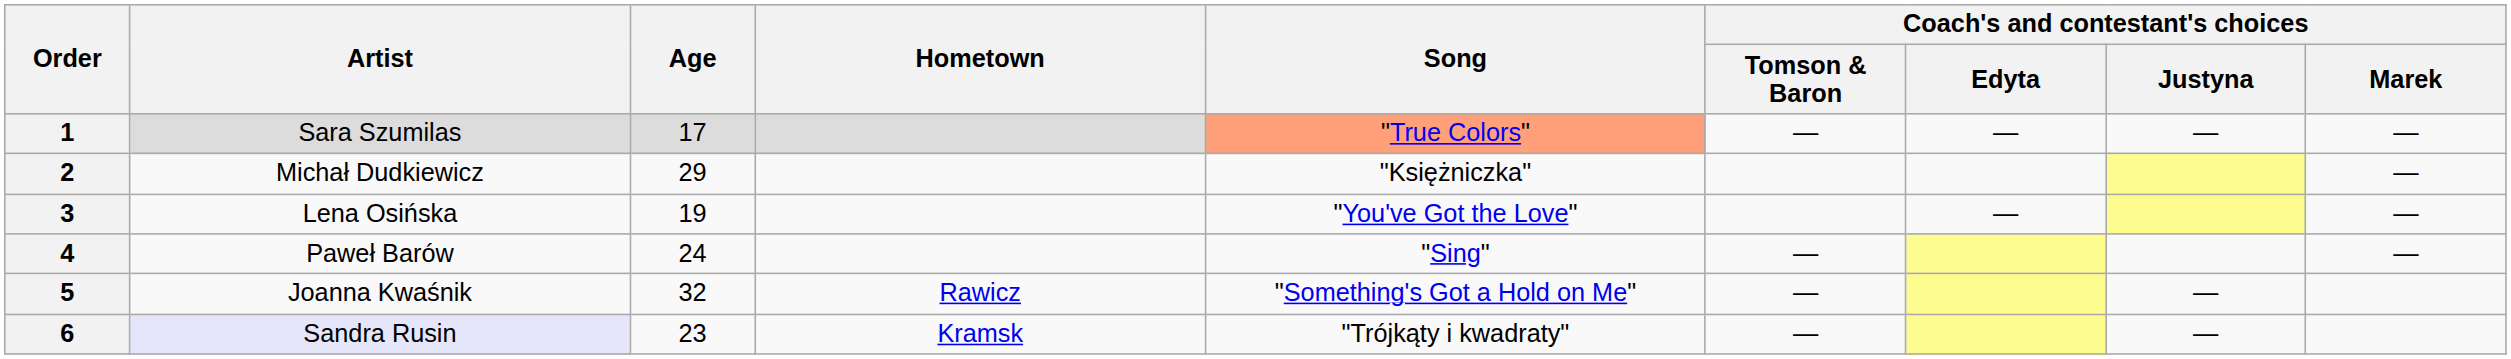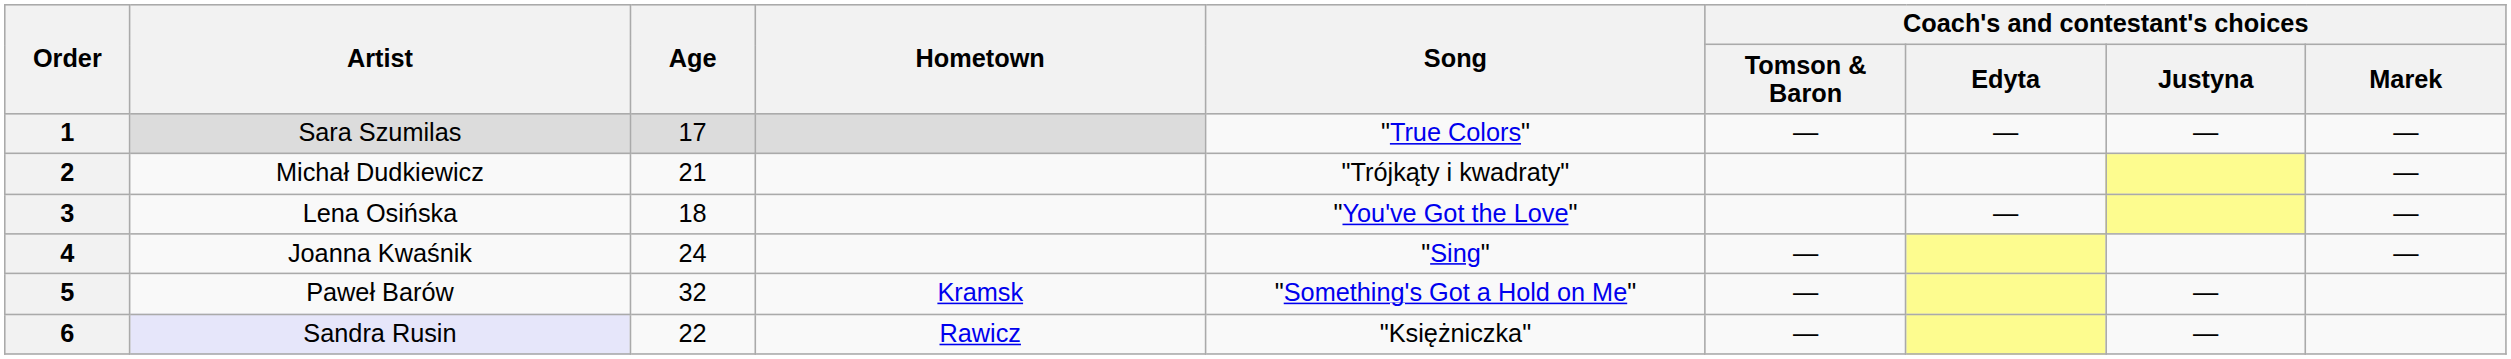(1455, 133) lightsalmon background -> (1455, 133) no background
(693, 173) 29 -> (693, 173) 21
(1455, 173) "Księżniczka" -> (1455, 173) "Trójkąty i kwadraty"
(693, 213) 19 -> (693, 213) 18
(380, 253) Paweł Barów -> (380, 253) Joanna Kwaśnik
(380, 293) Joanna Kwaśnik -> (380, 293) Paweł Barów
(980, 293) Rawicz -> (980, 293) Kramsk
(693, 333) 23 -> (693, 333) 22
(980, 333) Kramsk -> (980, 333) Rawicz
(1455, 333) "Trójkąty i kwadraty" -> (1455, 333) "Księżniczka"
